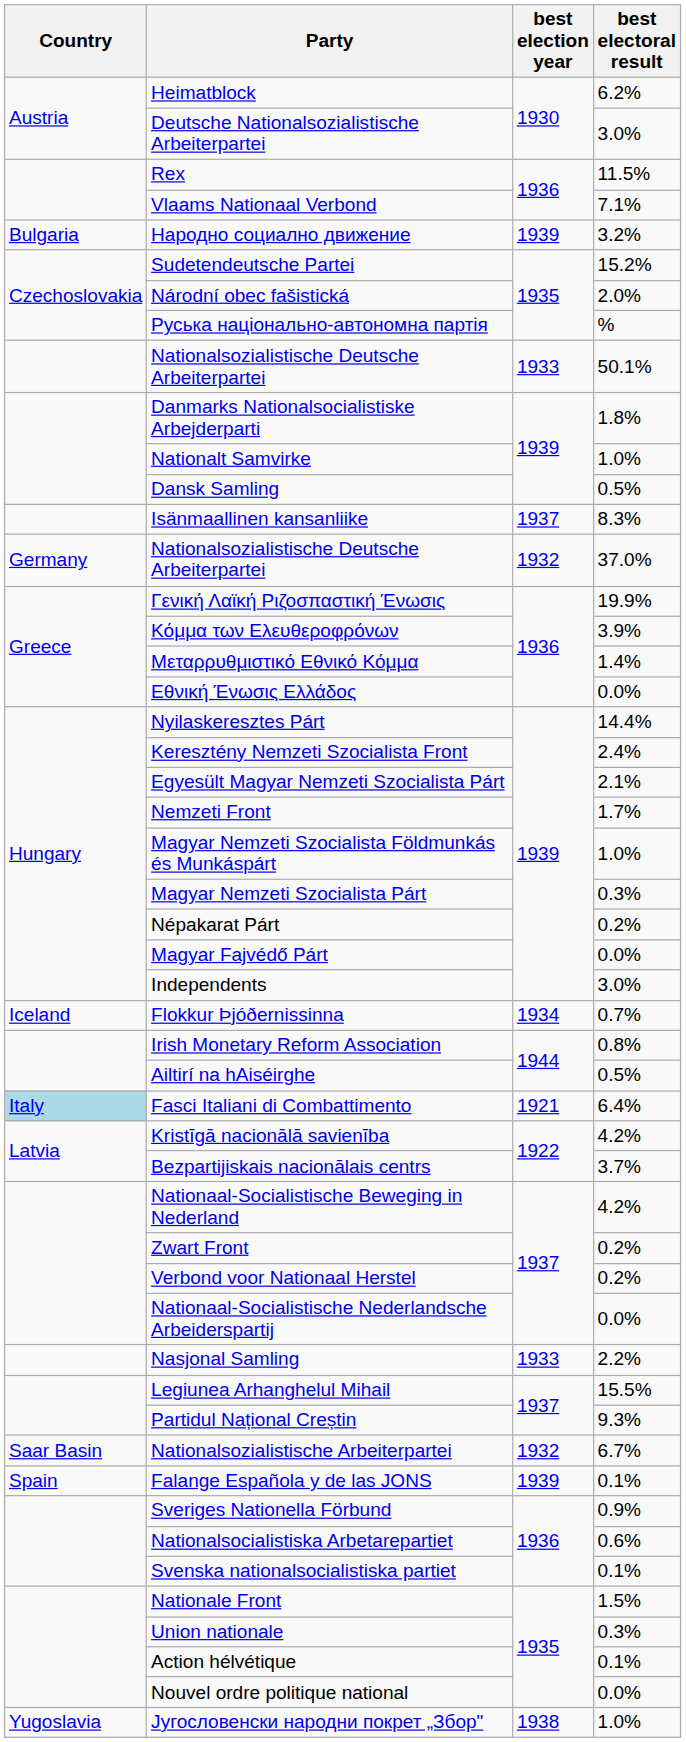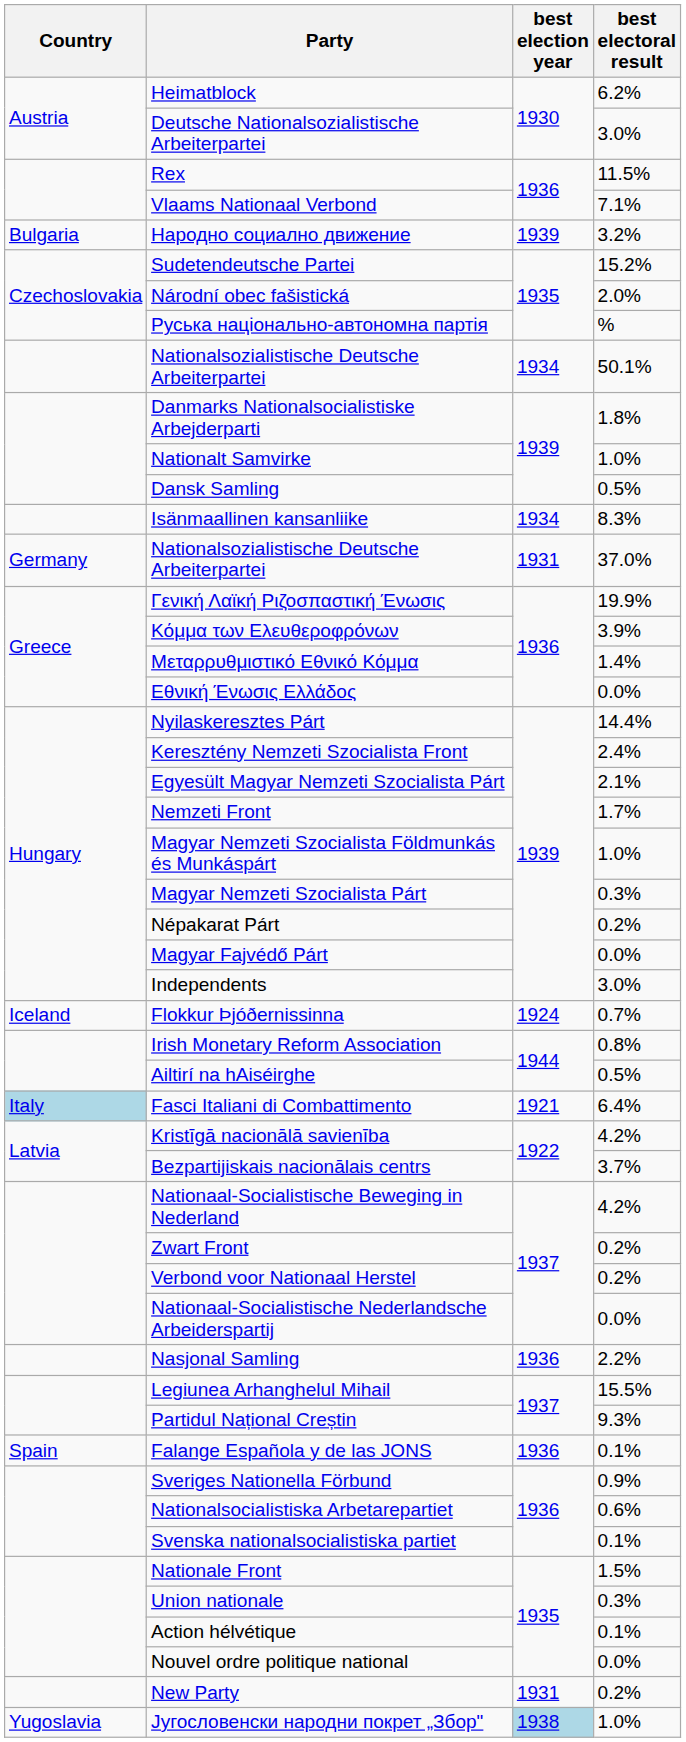(538, 366) 1933 -> (538, 366) 1934
(538, 519) 1937 -> (538, 519) 1934
(538, 560) 1932 -> (538, 560) 1931
(538, 1015) 1934 -> (538, 1015) 1924
(538, 1359) 1933 -> (538, 1359) 1936
- row: (301, 1450)
(538, 1480) 1939 -> (538, 1450) 1936
+ row: (195, 1691)
(538, 1722) no background -> (538, 1722) lightblue background
